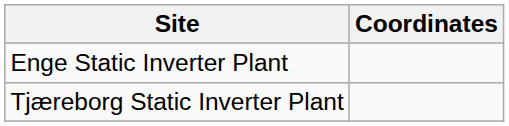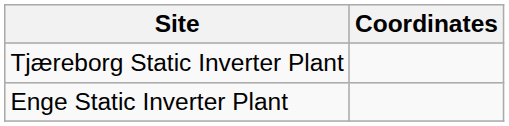rows swapped: (149, 62) <-> (177, 101)
